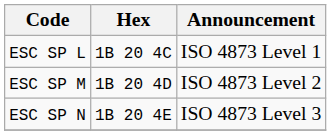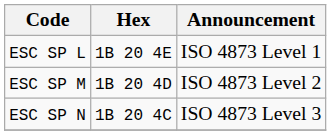(133, 53) 1B 20 4C -> (133, 53) 1B 20 4E
(133, 116) 1B 20 4E -> (133, 116) 1B 20 4C
